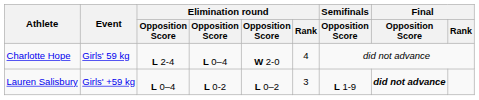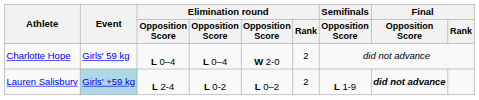(163, 62) L 2-4 -> (163, 62) L 0–4
(306, 57) 4 -> (306, 57) 2
(109, 82) no background -> (109, 82) lightblue background
(163, 87) L 0–4 -> (163, 87) L 2-4
(306, 82) 3 -> (306, 82) 2
